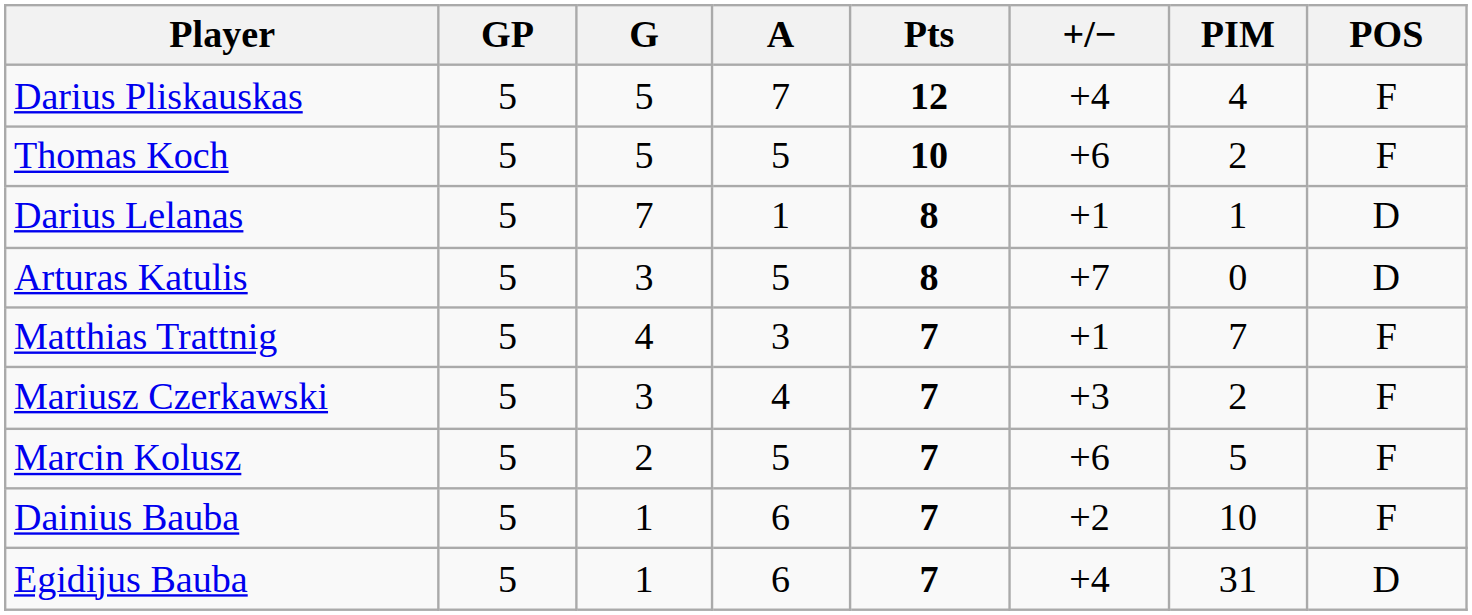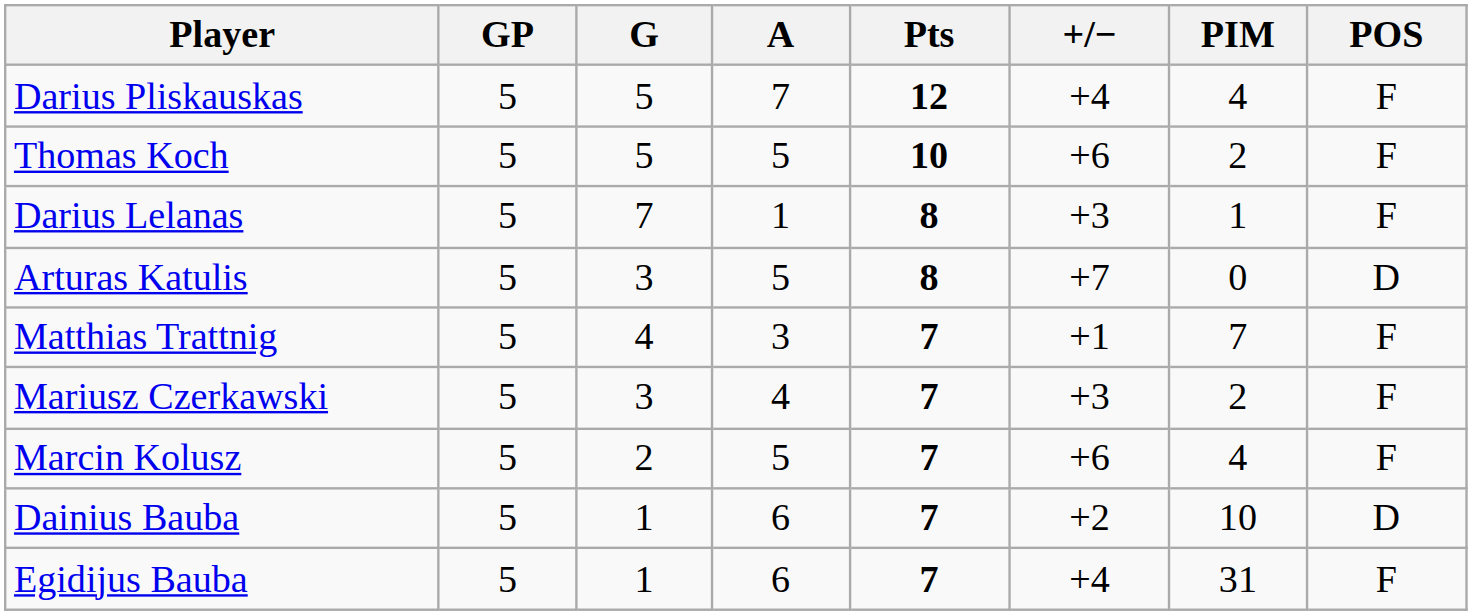(1089, 215) +1 -> (1089, 215) +3
(1386, 215) D -> (1386, 215) F
(1238, 457) 5 -> (1238, 457) 4
(1386, 517) F -> (1386, 517) D
(1386, 578) D -> (1386, 578) F
